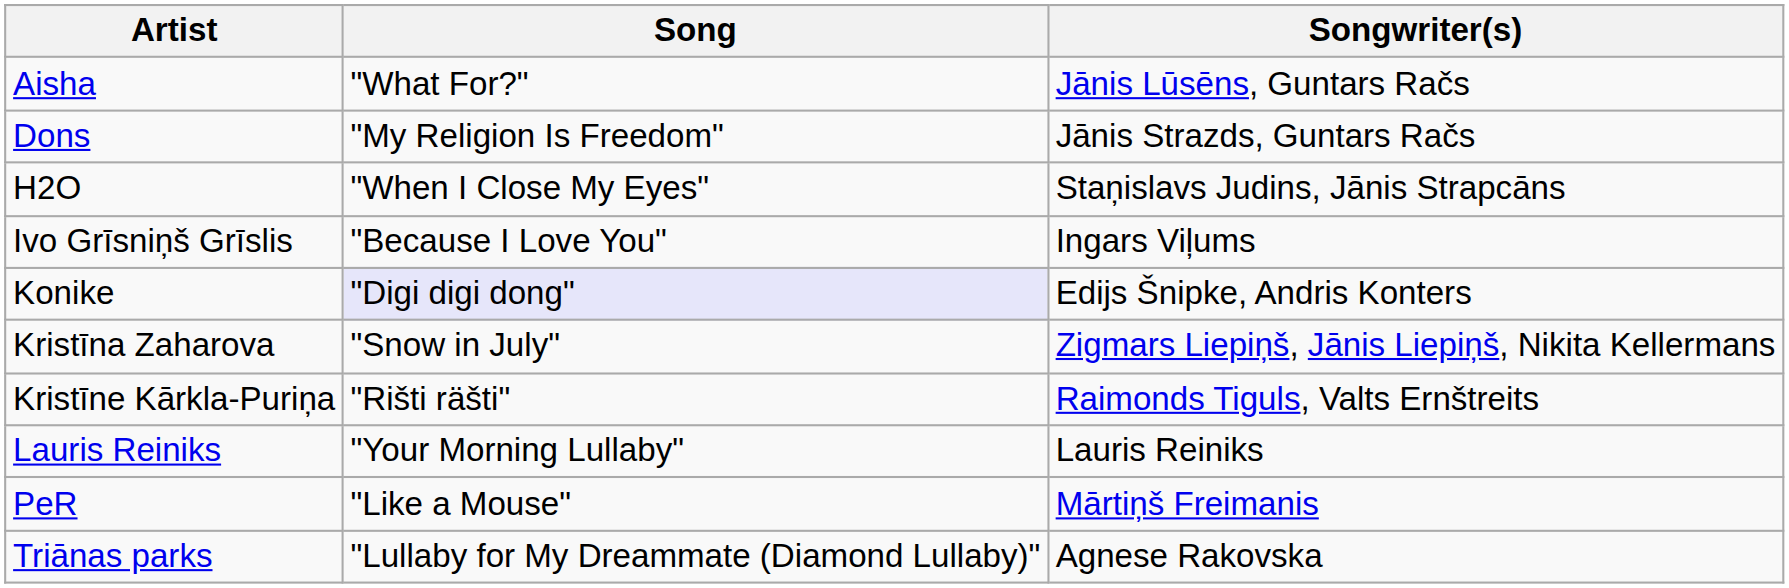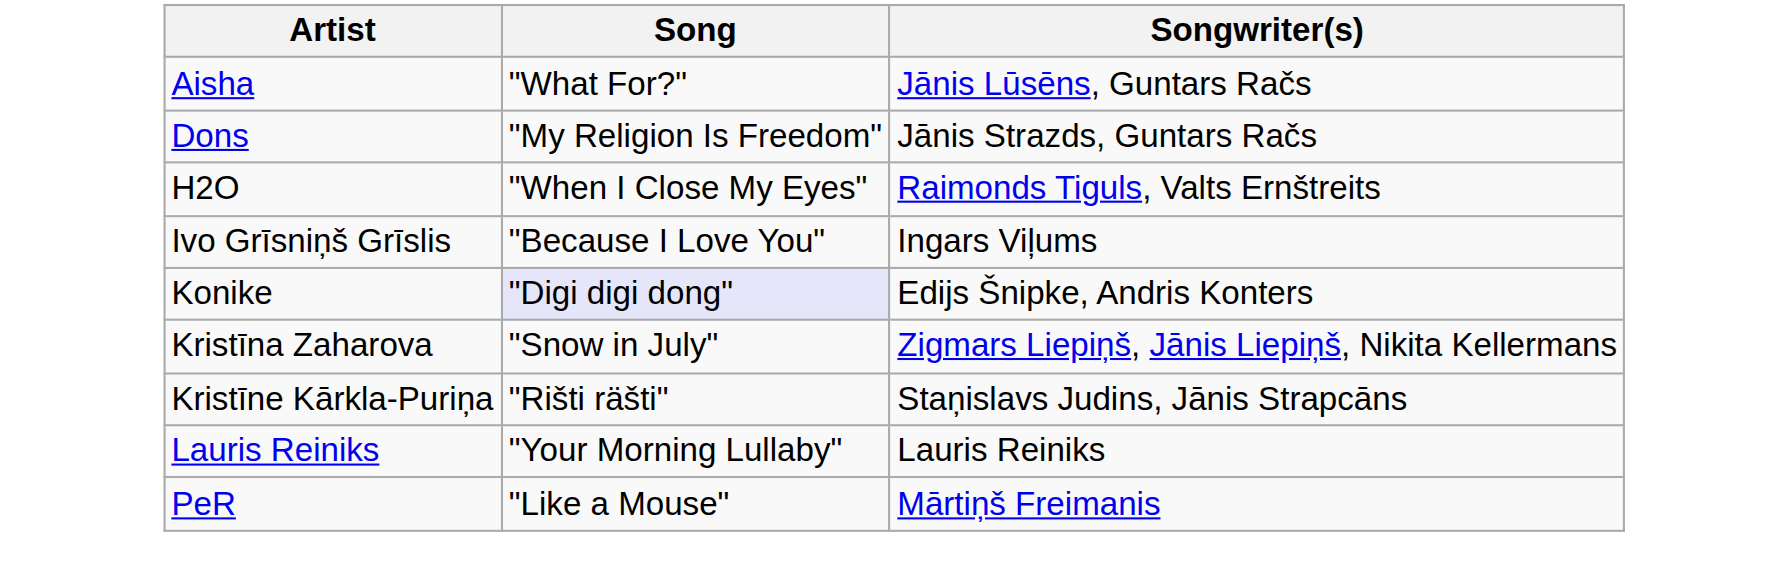(1311, 188) Staņislavs Judins, Jānis Strapcāns -> (1139, 188) Raimonds Tiguls, Valts Ernštreits
(1297, 398) Raimonds Tiguls, Valts Ernštreits -> (1152, 398) Staņislavs Judins, Jānis Strapcāns
- row: (113, 556)
